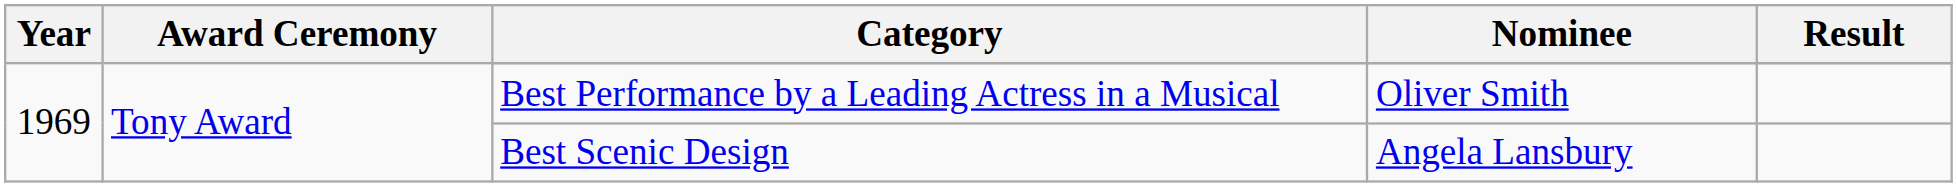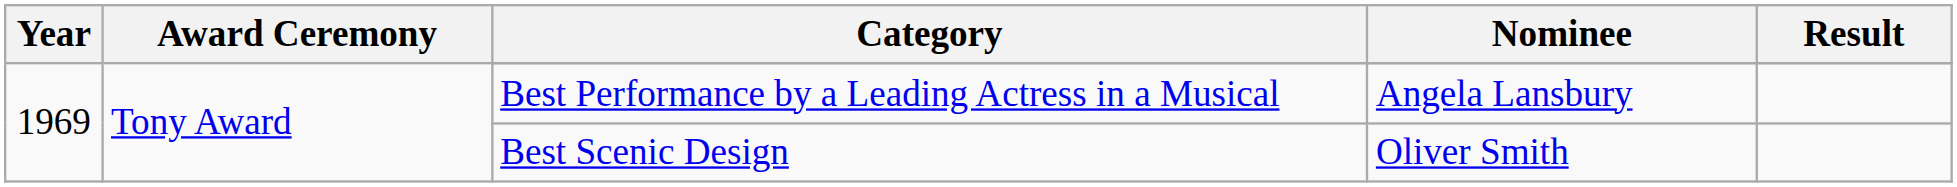(1472, 92) Oliver Smith -> (1504, 92) Angela Lansbury
(1504, 151) Angela Lansbury -> (1472, 151) Oliver Smith
